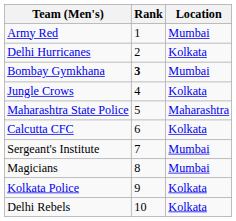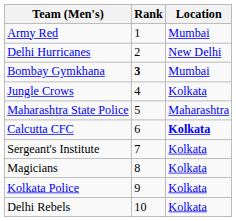(188, 52) Kolkata -> (195, 52) New Delhi
(188, 129) normal -> (189, 129) bold
(189, 149) Mumbai -> (188, 149) Kolkata
(189, 168) Mumbai -> (188, 168) Kolkata
